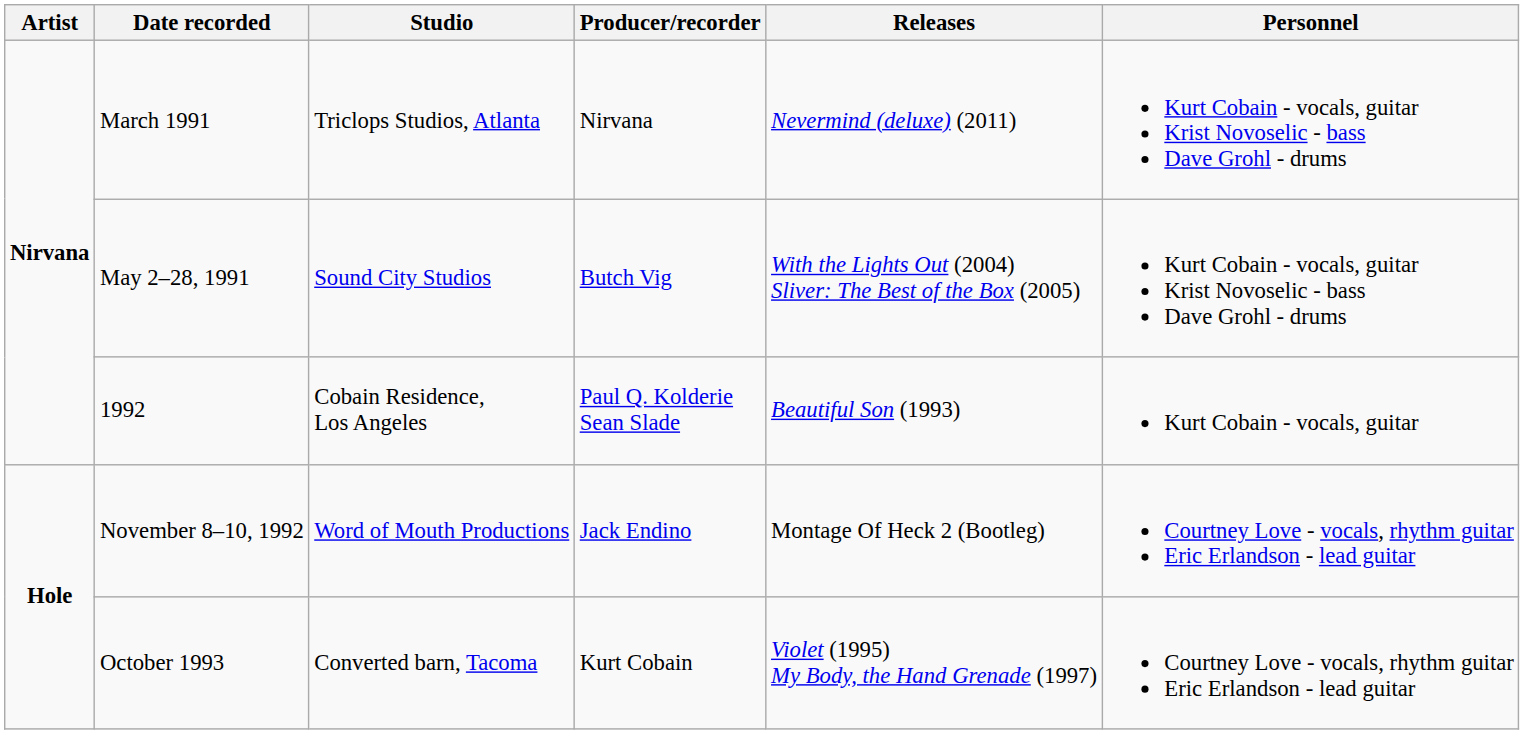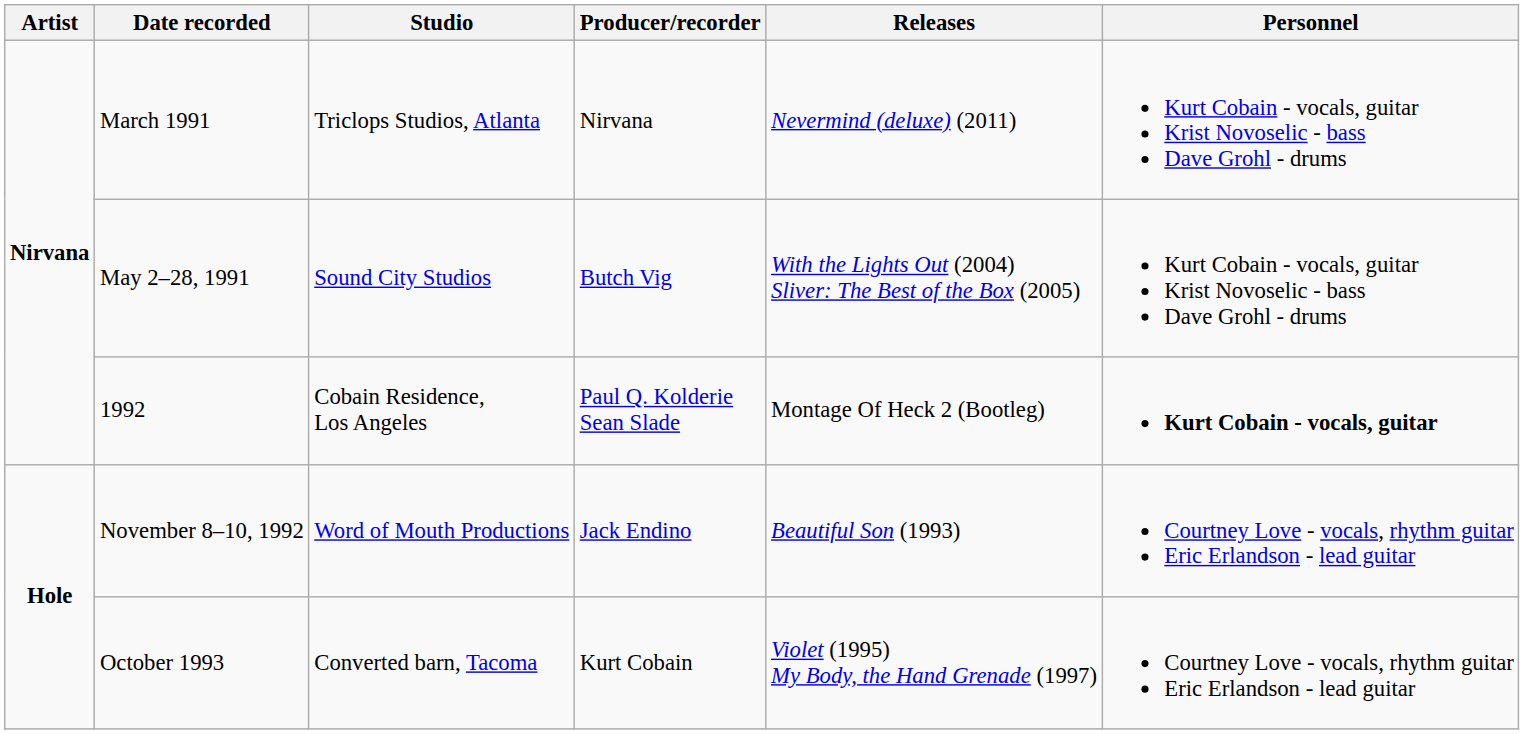(866, 410) Beautiful Son (1993) -> (908, 410) Montage Of Heck 2 (Bootleg)
(1311, 423) normal -> (1311, 423) bold
(908, 530) Montage Of Heck 2 (Bootleg) -> (866, 530) Beautiful Son (1993)
